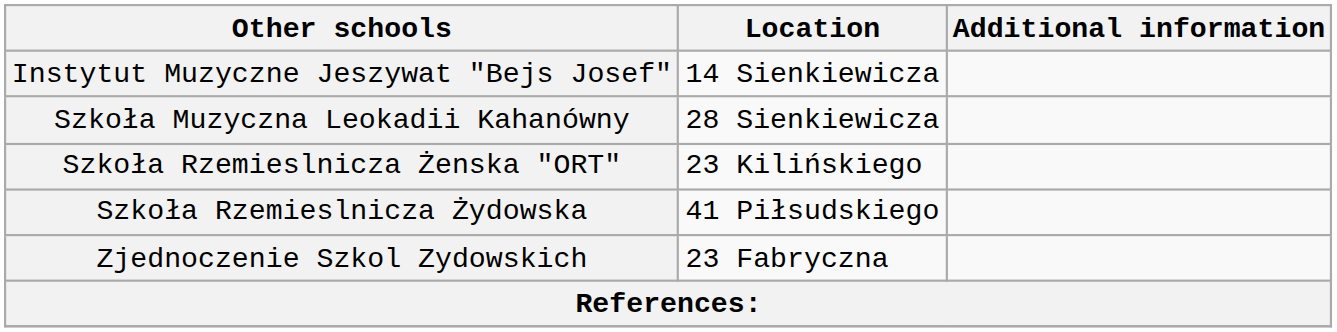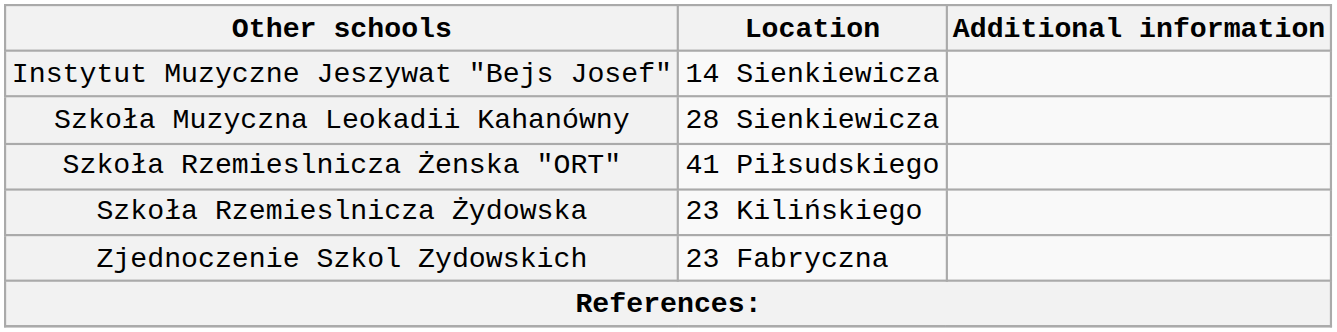(804, 166) 23 Kilińskiego -> (812, 166) 41 Piłsudskiego
(812, 212) 41 Piłsudskiego -> (804, 212) 23 Kilińskiego
